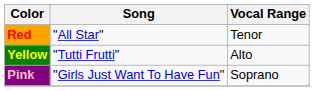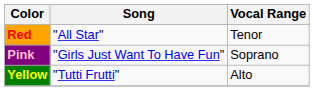rows swapped: (21, 75) <-> (27, 55)
